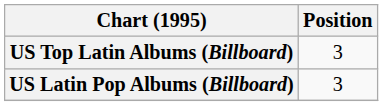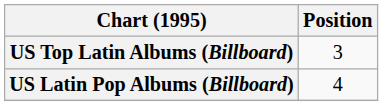(338, 84) 3 -> (338, 84) 4
